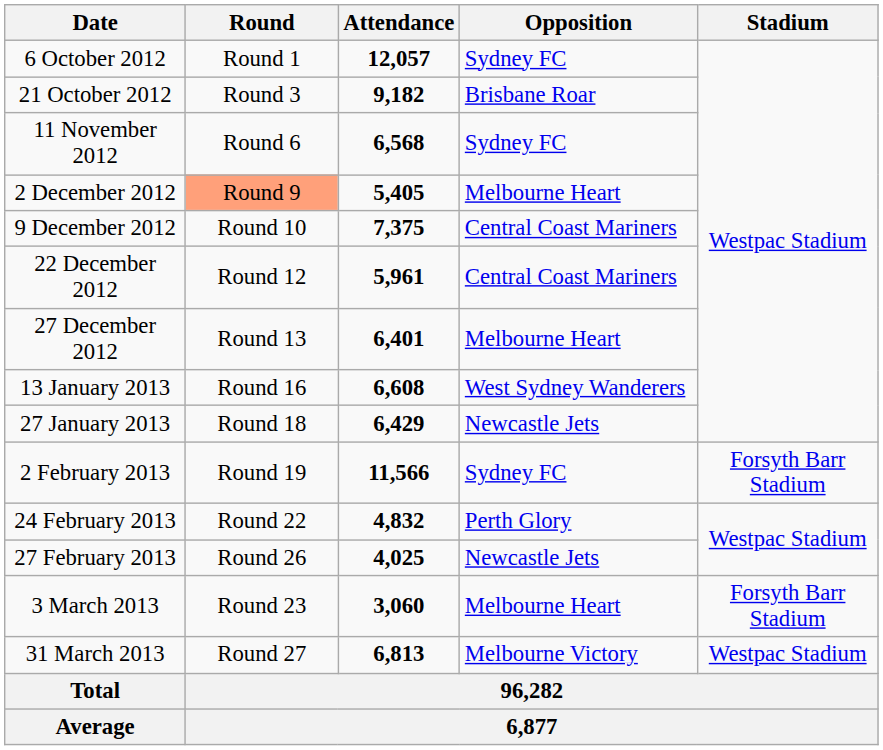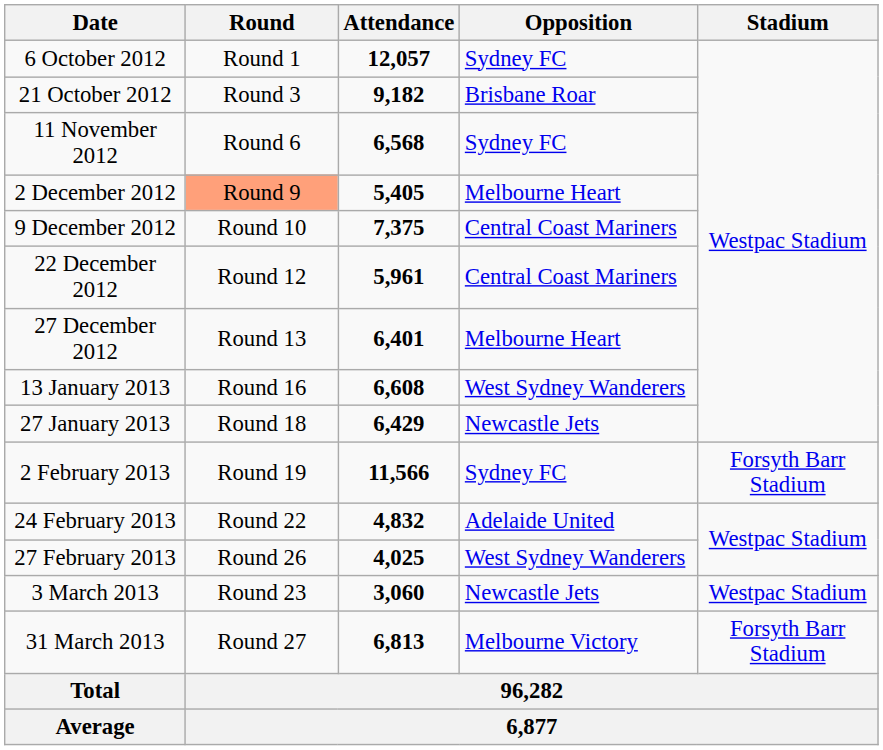(518, 521) Perth Glory -> (540, 521) Adelaide United
(532, 557) Newcastle Jets -> (575, 557) West Sydney Wanderers
(543, 605) Melbourne Heart -> (532, 593) Newcastle Jets
(788, 605) Forsyth Barr Stadium -> (788, 593) Westpac Stadium
(788, 654) Westpac Stadium -> (788, 641) Forsyth Barr Stadium
